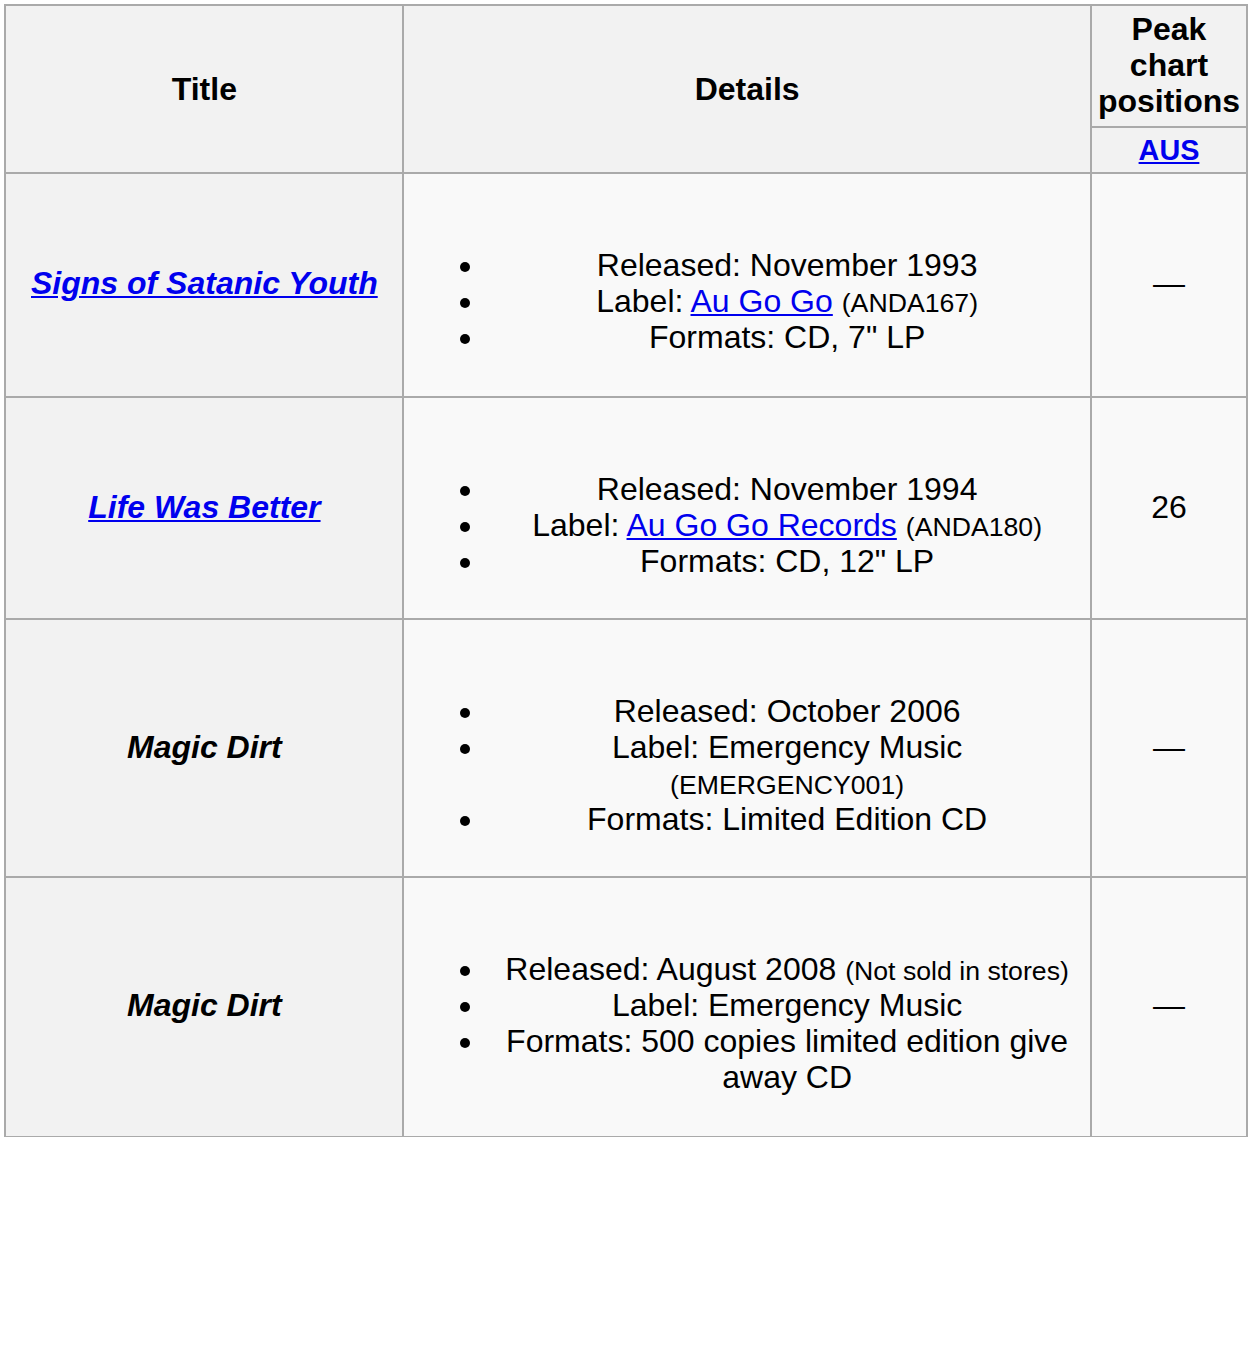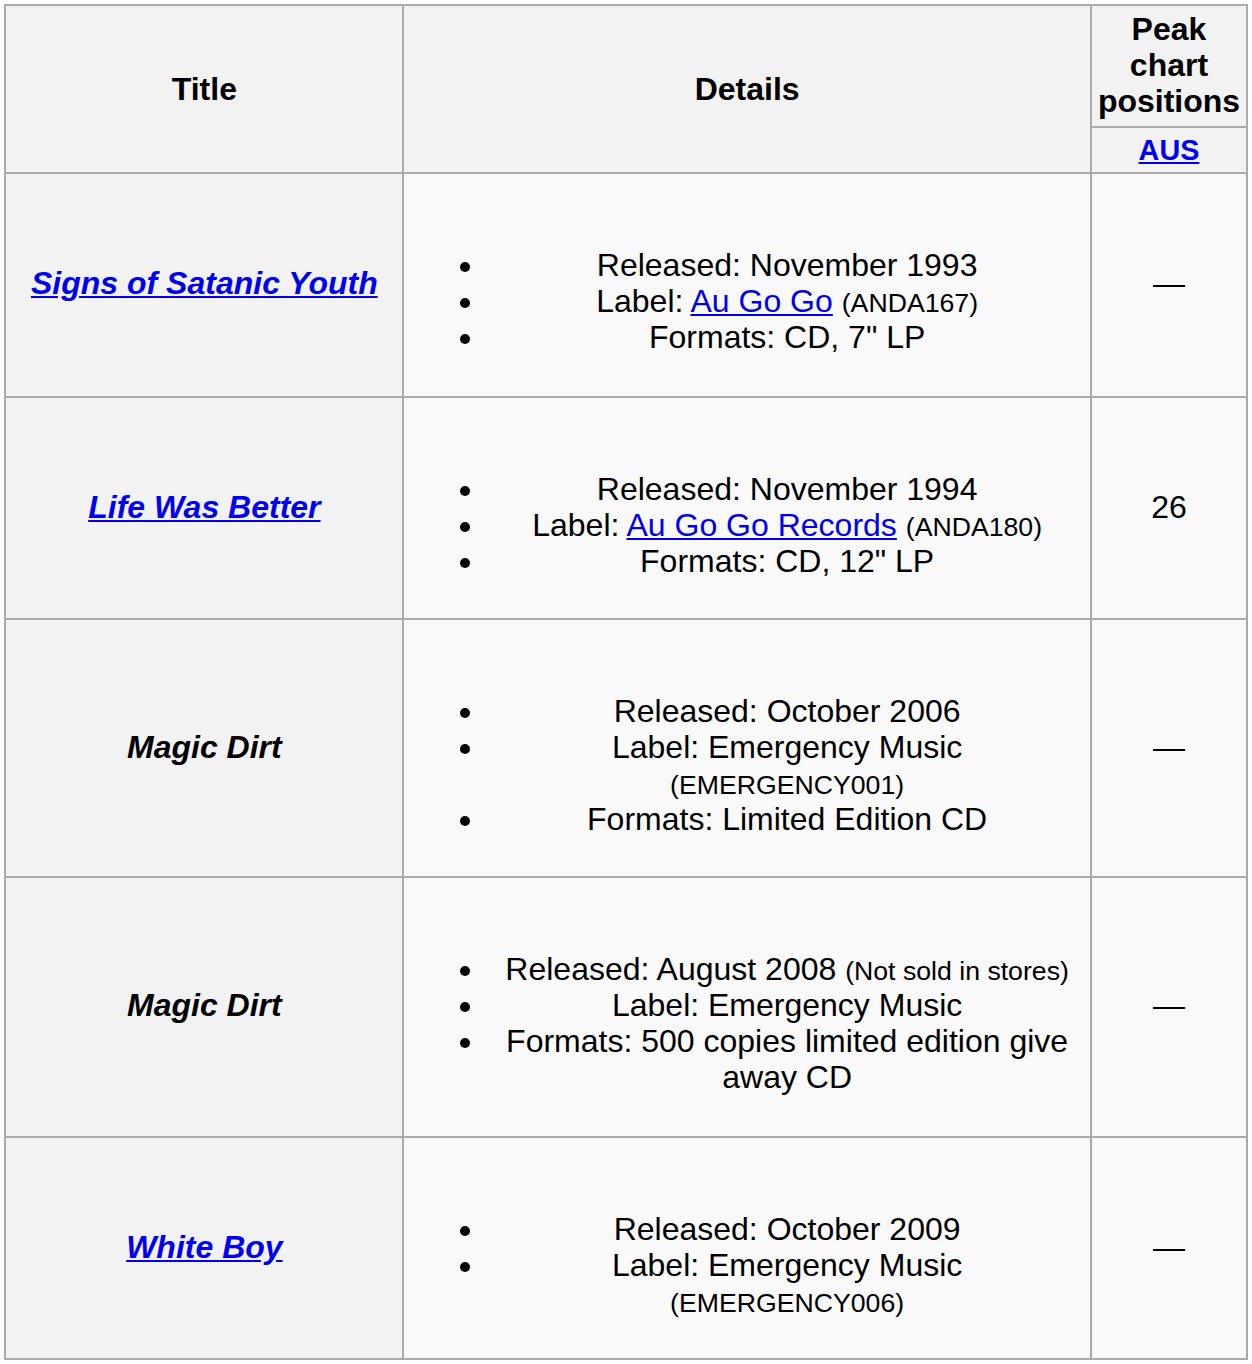+ row: (747, 1266)
